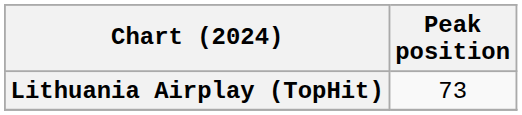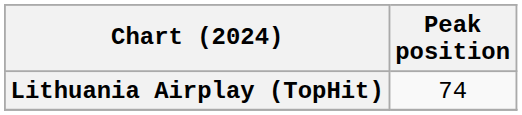(453, 91) 73 -> (453, 91) 74
